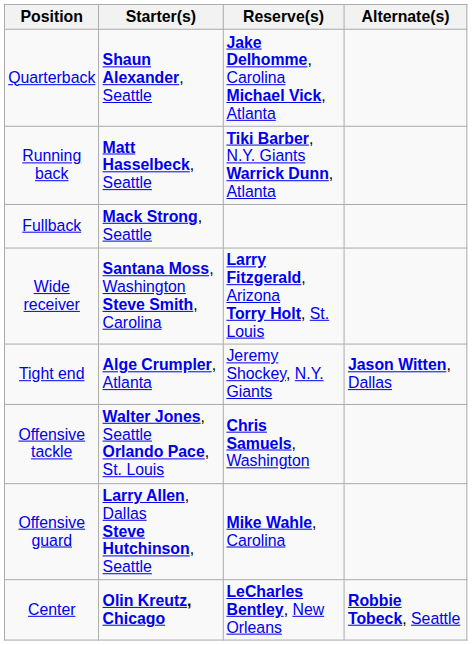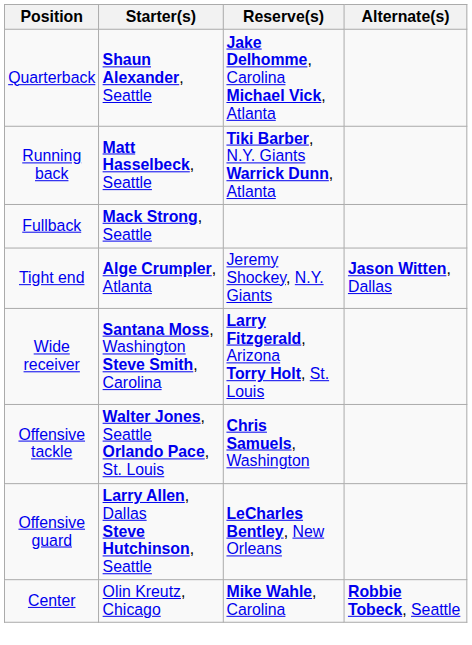rows swapped: (52, 295) <-> (52, 374)
(271, 531) Mike Wahle, Carolina -> (275, 531) LeCharles Bentley, New Orleans
(147, 610) bold -> (144, 601) normal
(275, 610) LeCharles Bentley, New Orleans -> (271, 601) Mike Wahle, Carolina
